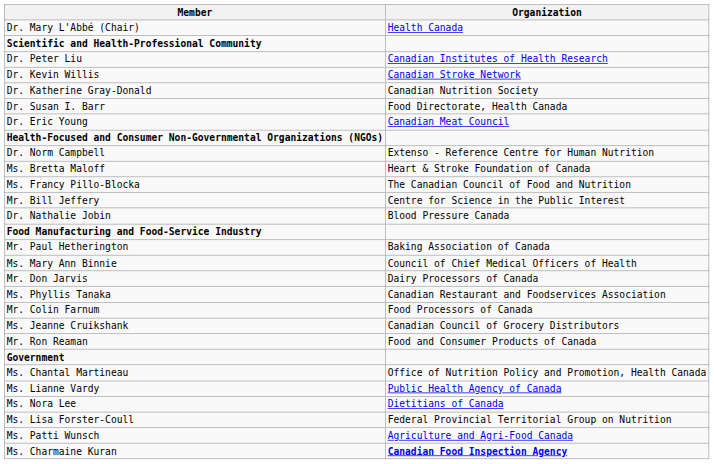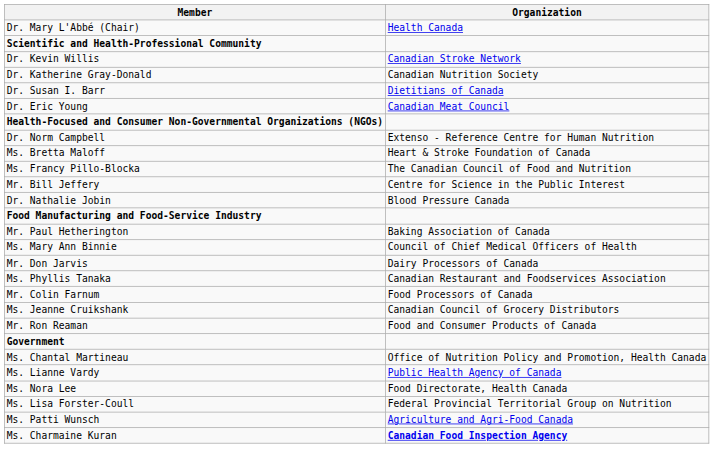- row: (44, 59)
(477, 106) Food Directorate, Health Canada -> (446, 91) Dietitians of Canada
(446, 404) Dietitians of Canada -> (477, 388) Food Directorate, Health Canada
